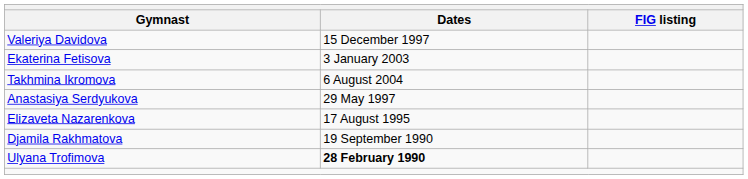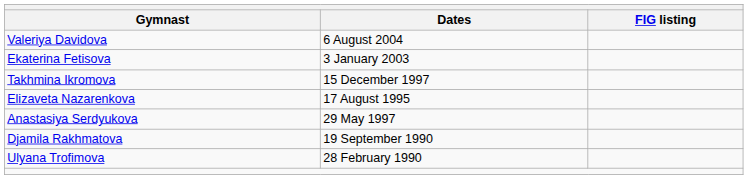(376, 39) 15 December 1997 -> (363, 39) 6 August 2004
(363, 79) 6 August 2004 -> (376, 79) 15 December 1997
rows swapped: (71, 119) <-> (72, 99)
(374, 158) bold -> (373, 158) normal
